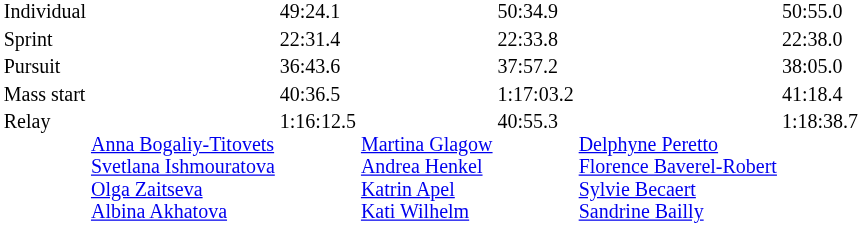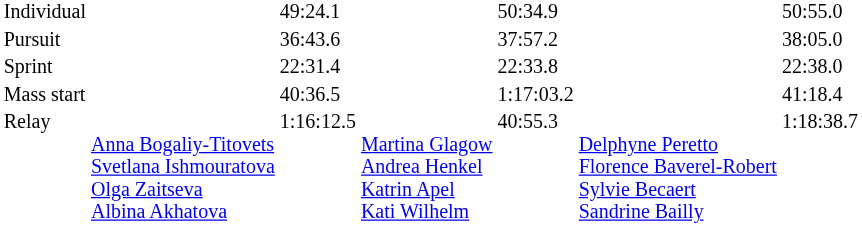rows swapped: (28, 39) <-> (32, 66)
